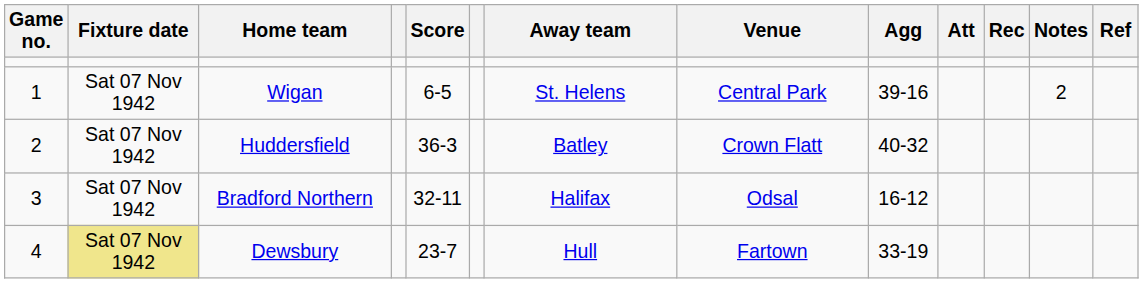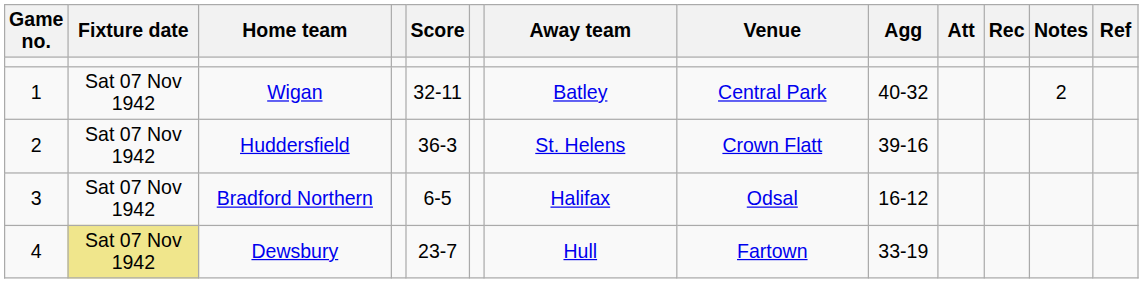(438, 92) 6-5 -> (438, 92) 32-11
(580, 92) St. Helens -> (580, 92) Batley
(903, 92) 39-16 -> (903, 92) 40-32
(580, 145) Batley -> (580, 145) St. Helens
(903, 145) 40-32 -> (903, 145) 39-16
(438, 198) 32-11 -> (438, 198) 6-5
